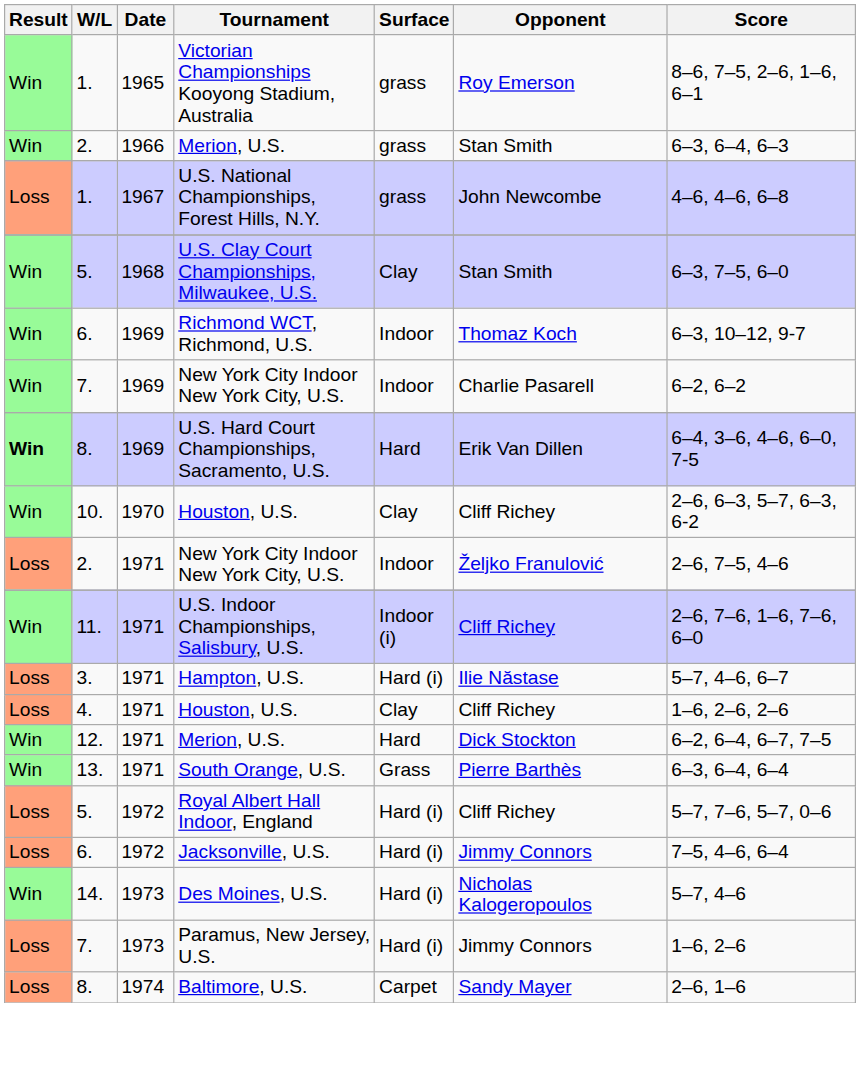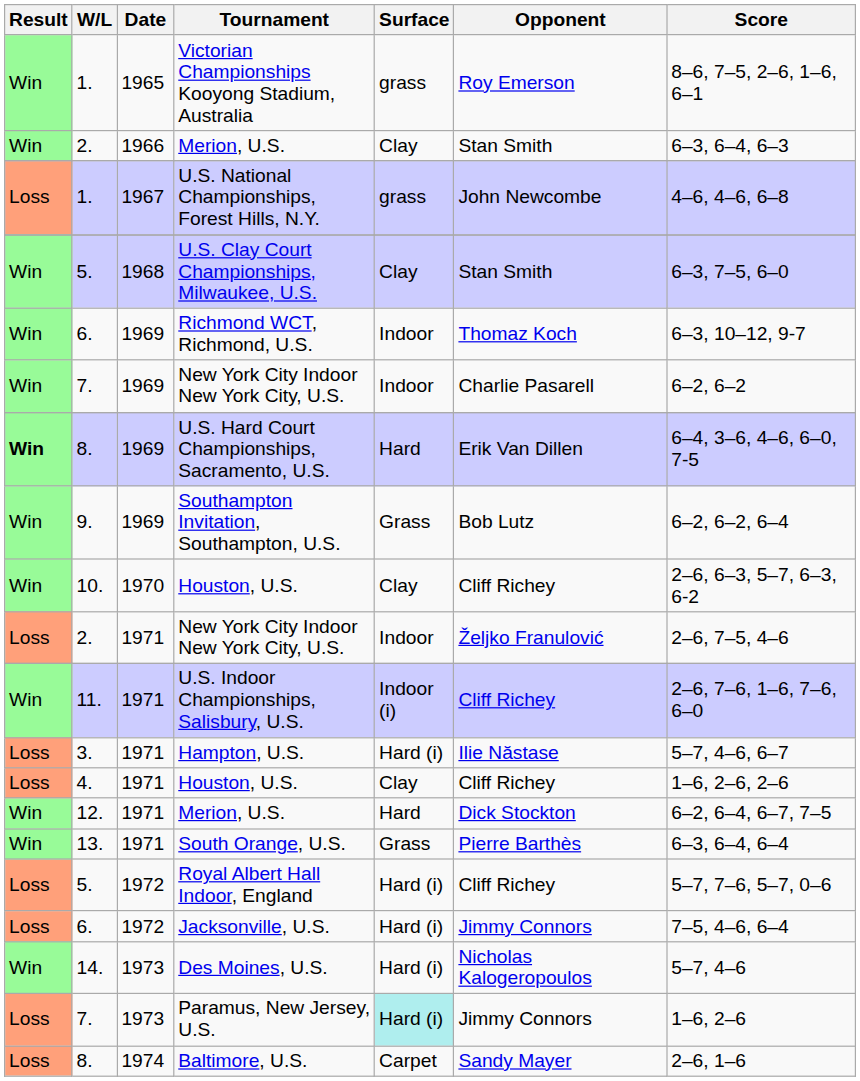(403, 145) grass -> (398, 145) Clay
+ row: (85, 522)
(411, 945) no background -> (411, 1019) paleturquoise background
